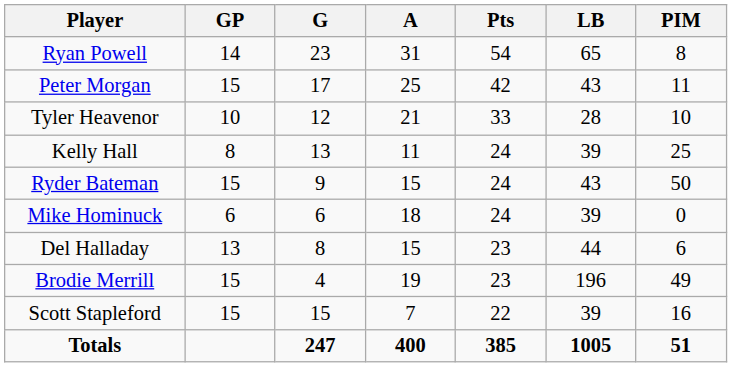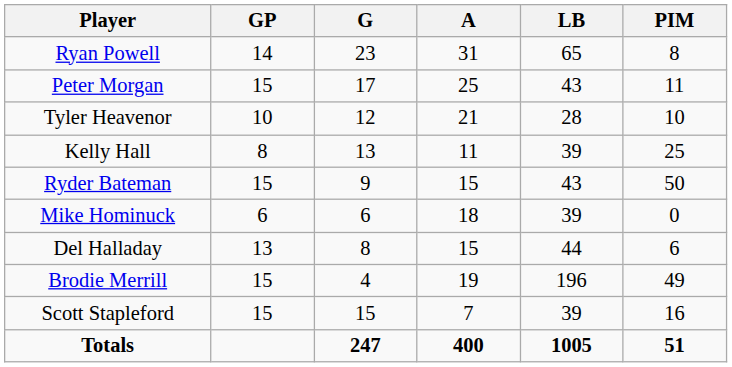- column: (501, 20)
